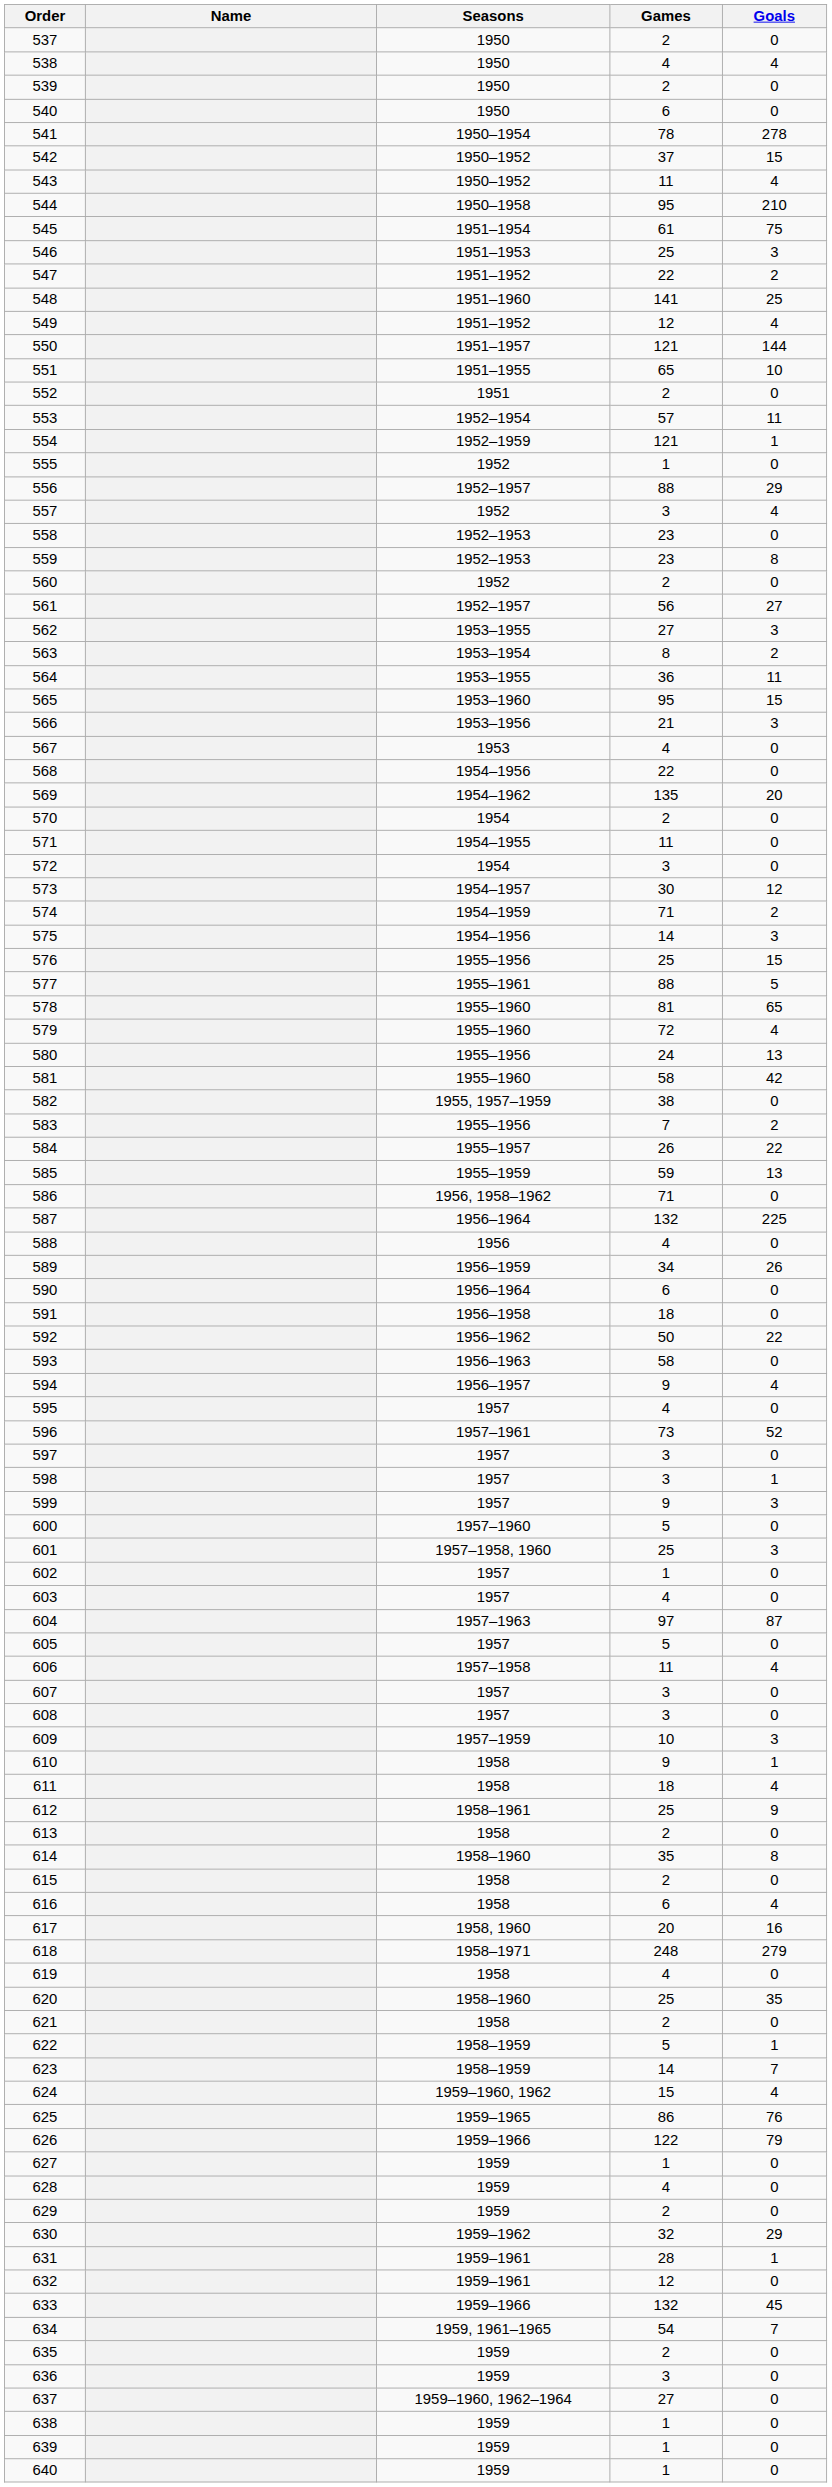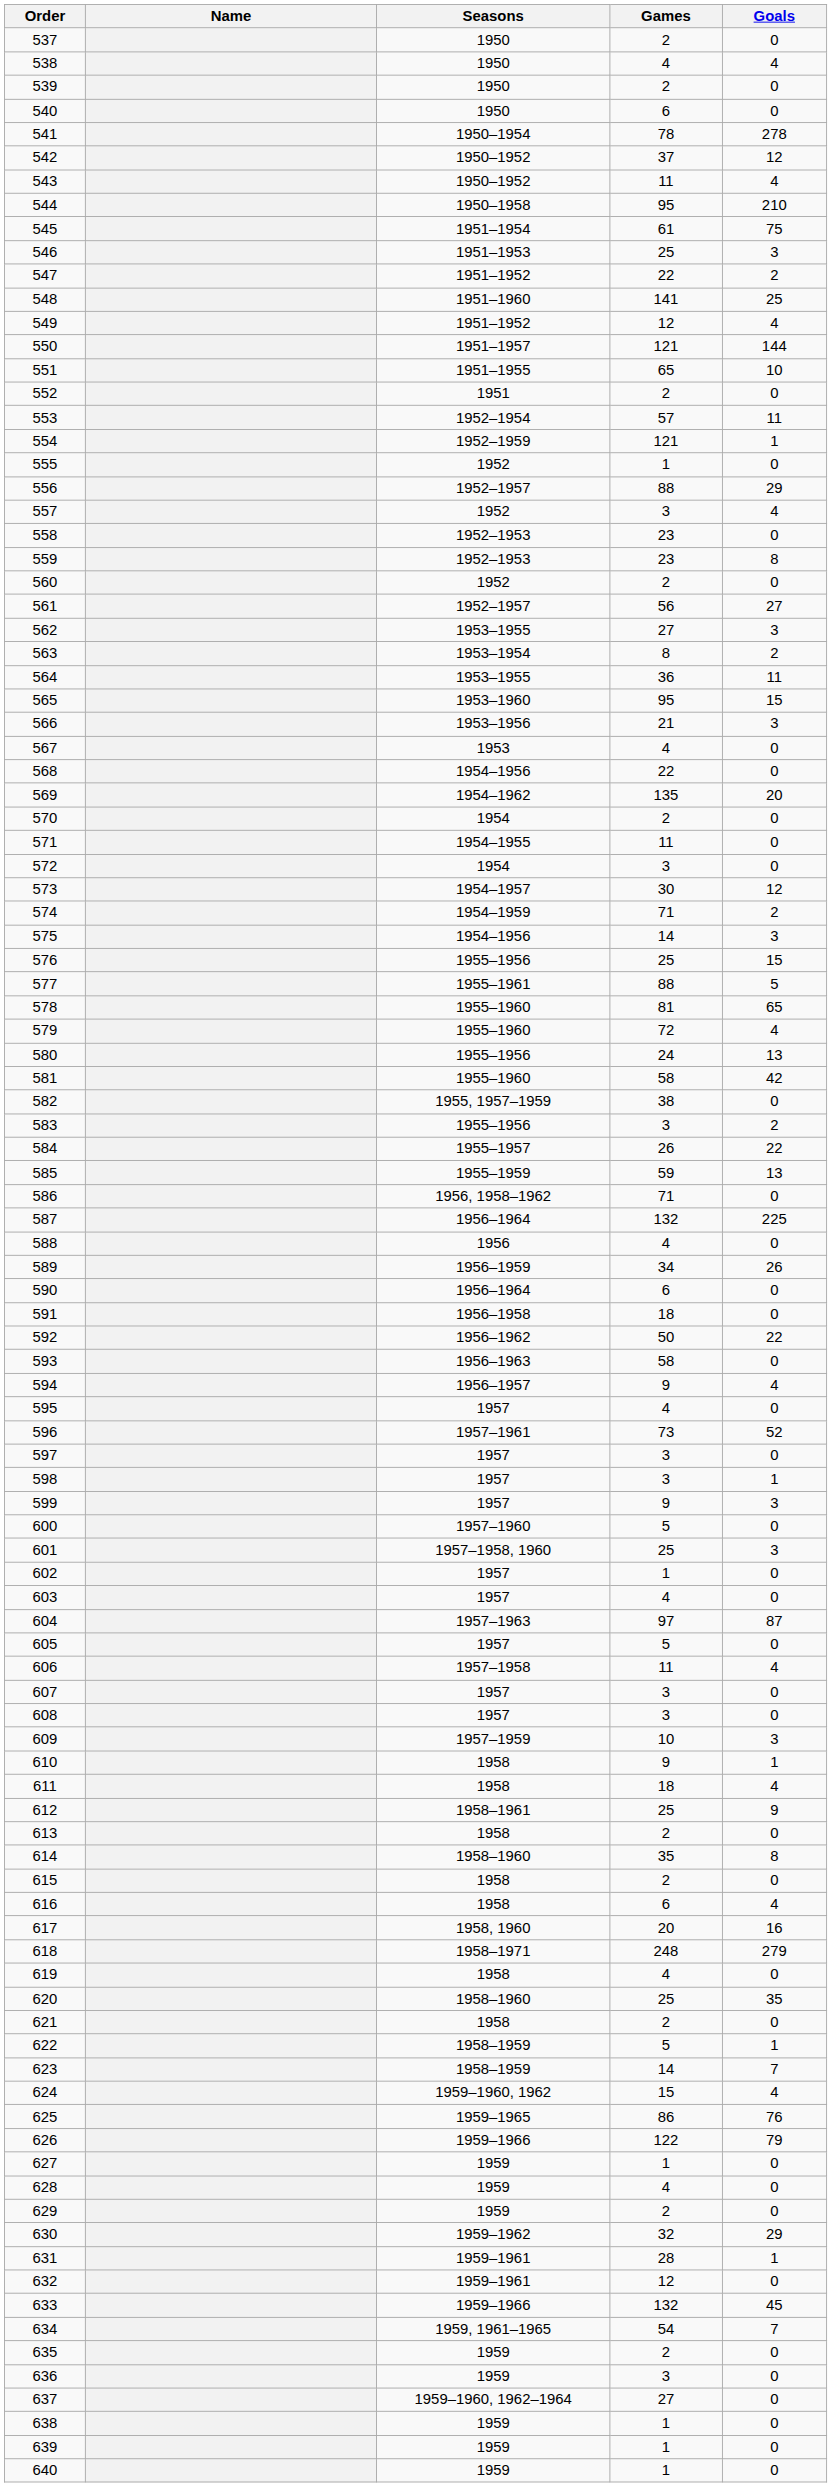(774, 157) 15 -> (774, 157) 12
(666, 1125) 7 -> (666, 1125) 3
